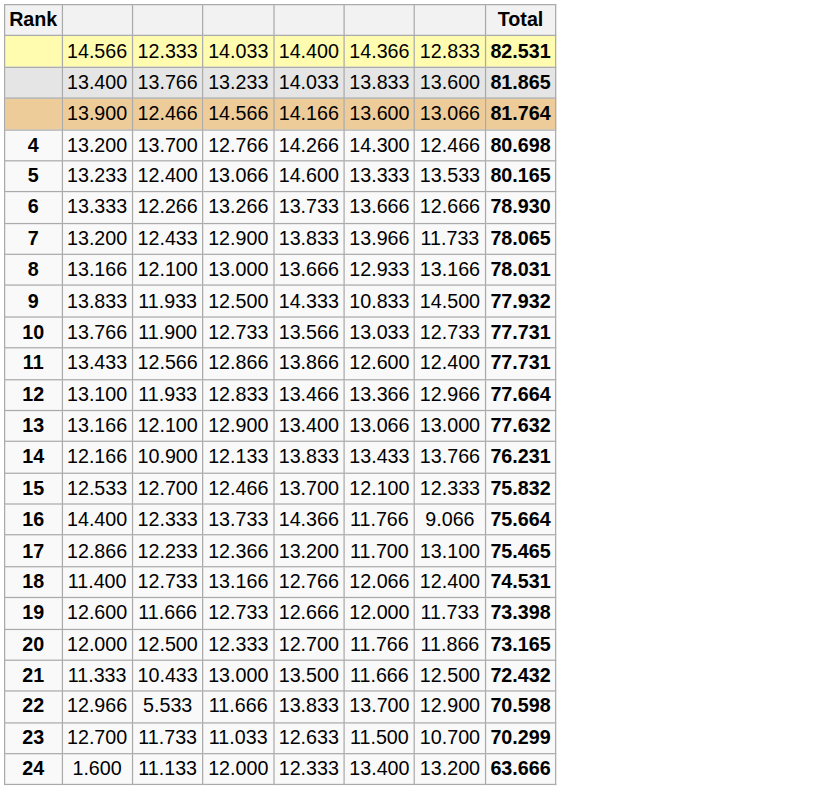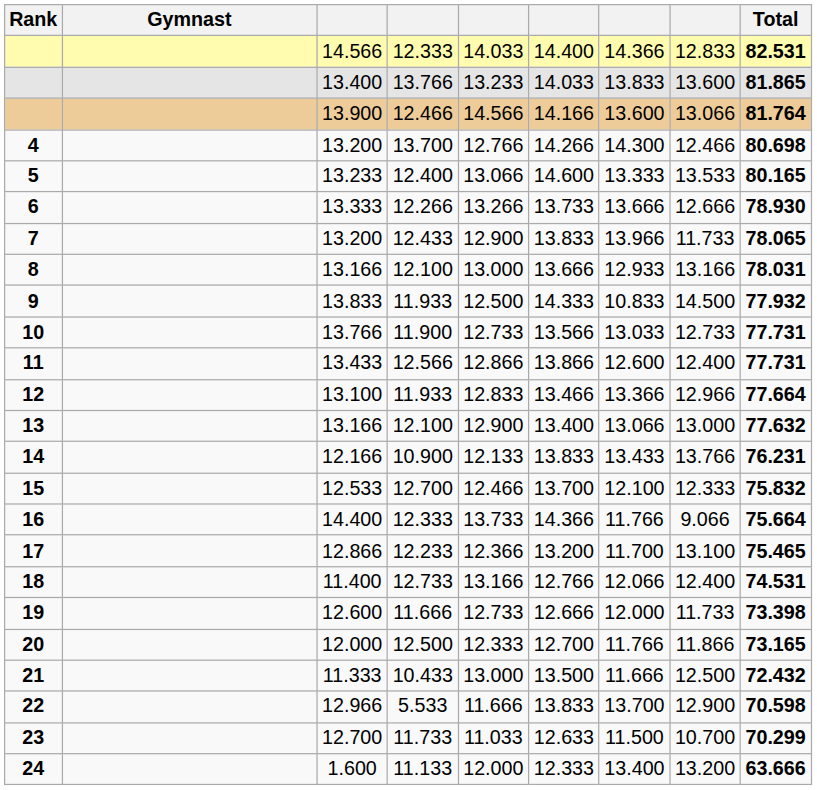+ column: (189, 20)
